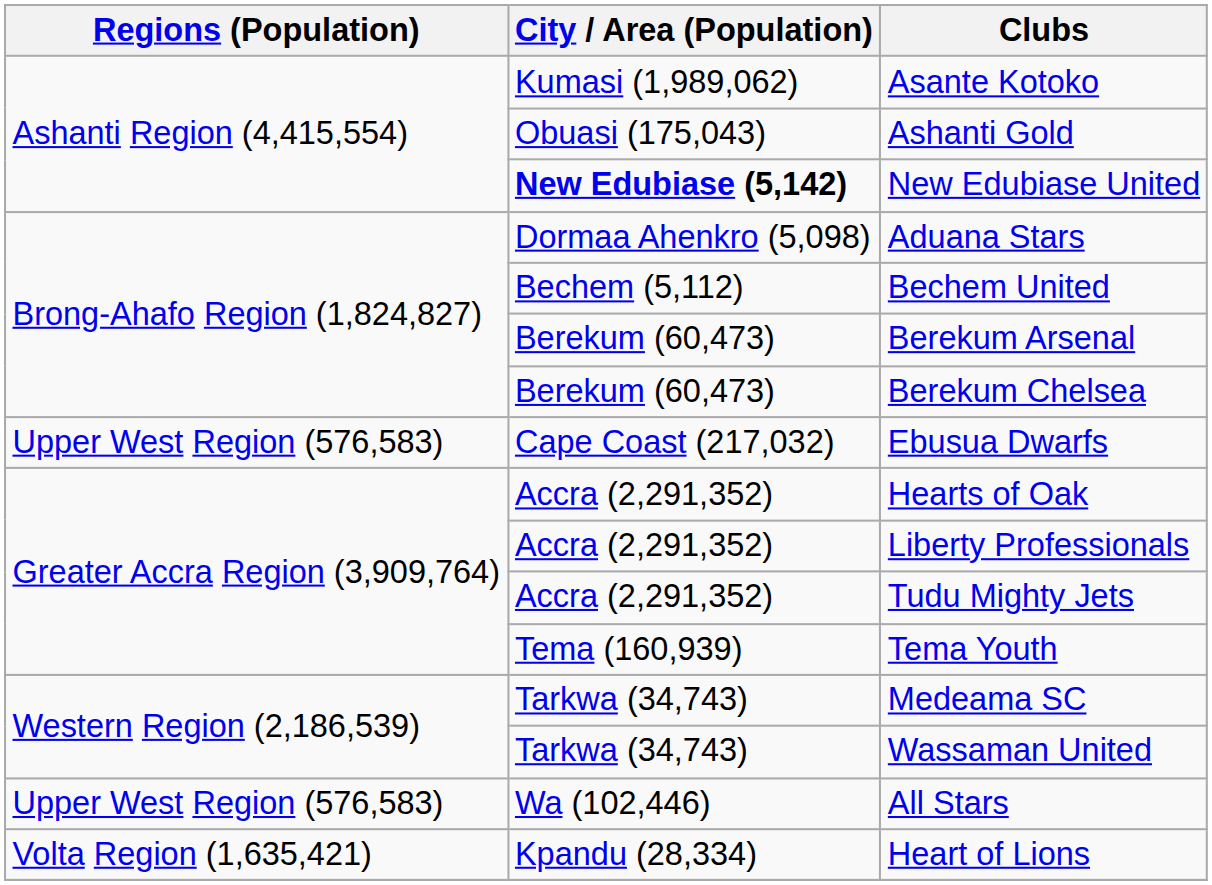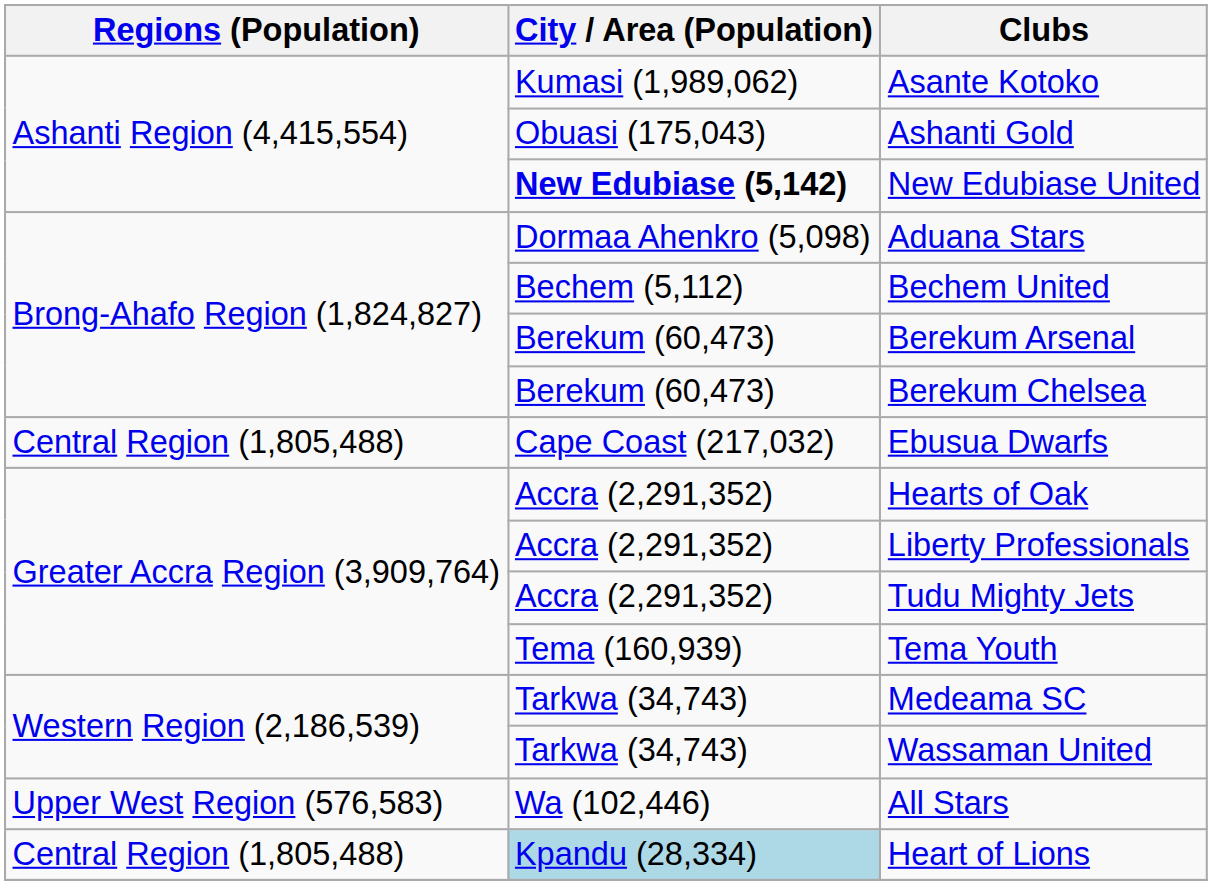(228, 442) Upper West Region (576,583) -> (208, 442) Central Region (1,805,488)
(192, 854) Volta Region (1,635,421) -> (208, 854) Central Region (1,805,488)
(636, 854) no background -> (636, 854) lightblue background
